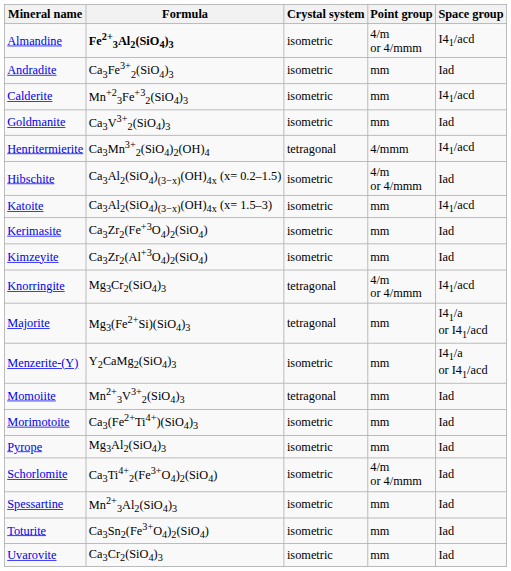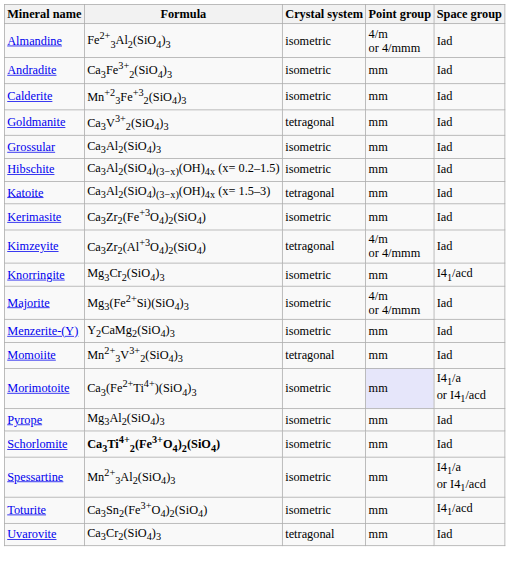(131, 40) bold -> (129, 40) normal
(456, 40) I41/acd -> (445, 40) Iad
(456, 96) I41/acd -> (445, 96) Iad
(310, 122) isometric -> (310, 122) tetragonal
+ row: (31, 147)
- row: (45, 148)
(396, 178) 4/m or 4/mmm -> (378, 169) mm
(310, 206) isometric -> (310, 192) tetragonal
(456, 206) I41/acd -> (445, 192) Iad
(310, 257) isometric -> (310, 246) tetragonal
(380, 257) mm -> (394, 246) 4/m or 4/mmm
(312, 286) tetragonal -> (308, 274) isometric
(396, 286) 4/m or 4/mmm -> (378, 274) mm
(312, 323) tetragonal -> (308, 302) isometric
(380, 323) mm -> (394, 302) 4/m or 4/mmm
(463, 323) I41/a or I41/acd -> (445, 302) Iad
(463, 363) I41/a or I41/acd -> (445, 331) Iad
(380, 422) no background -> (378, 388) lavender background
(446, 422) Iad -> (461, 388) I41/a or I41/acd
(153, 474) normal -> (154, 444) bold
(396, 474) 4/m or 4/mmm -> (378, 444) mm
(446, 504) Iad -> (461, 477) I41/a or I41/acd
(446, 530) Iad -> (455, 510) I41/acd
(310, 555) isometric -> (310, 534) tetragonal
